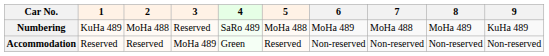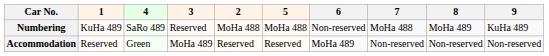columns swapped: (148, 12) <-> (240, 12)
(333, 28) MoHa 489 -> (339, 28) Non-reserved
(339, 43) Non-reserved -> (333, 43) MoHa 489
